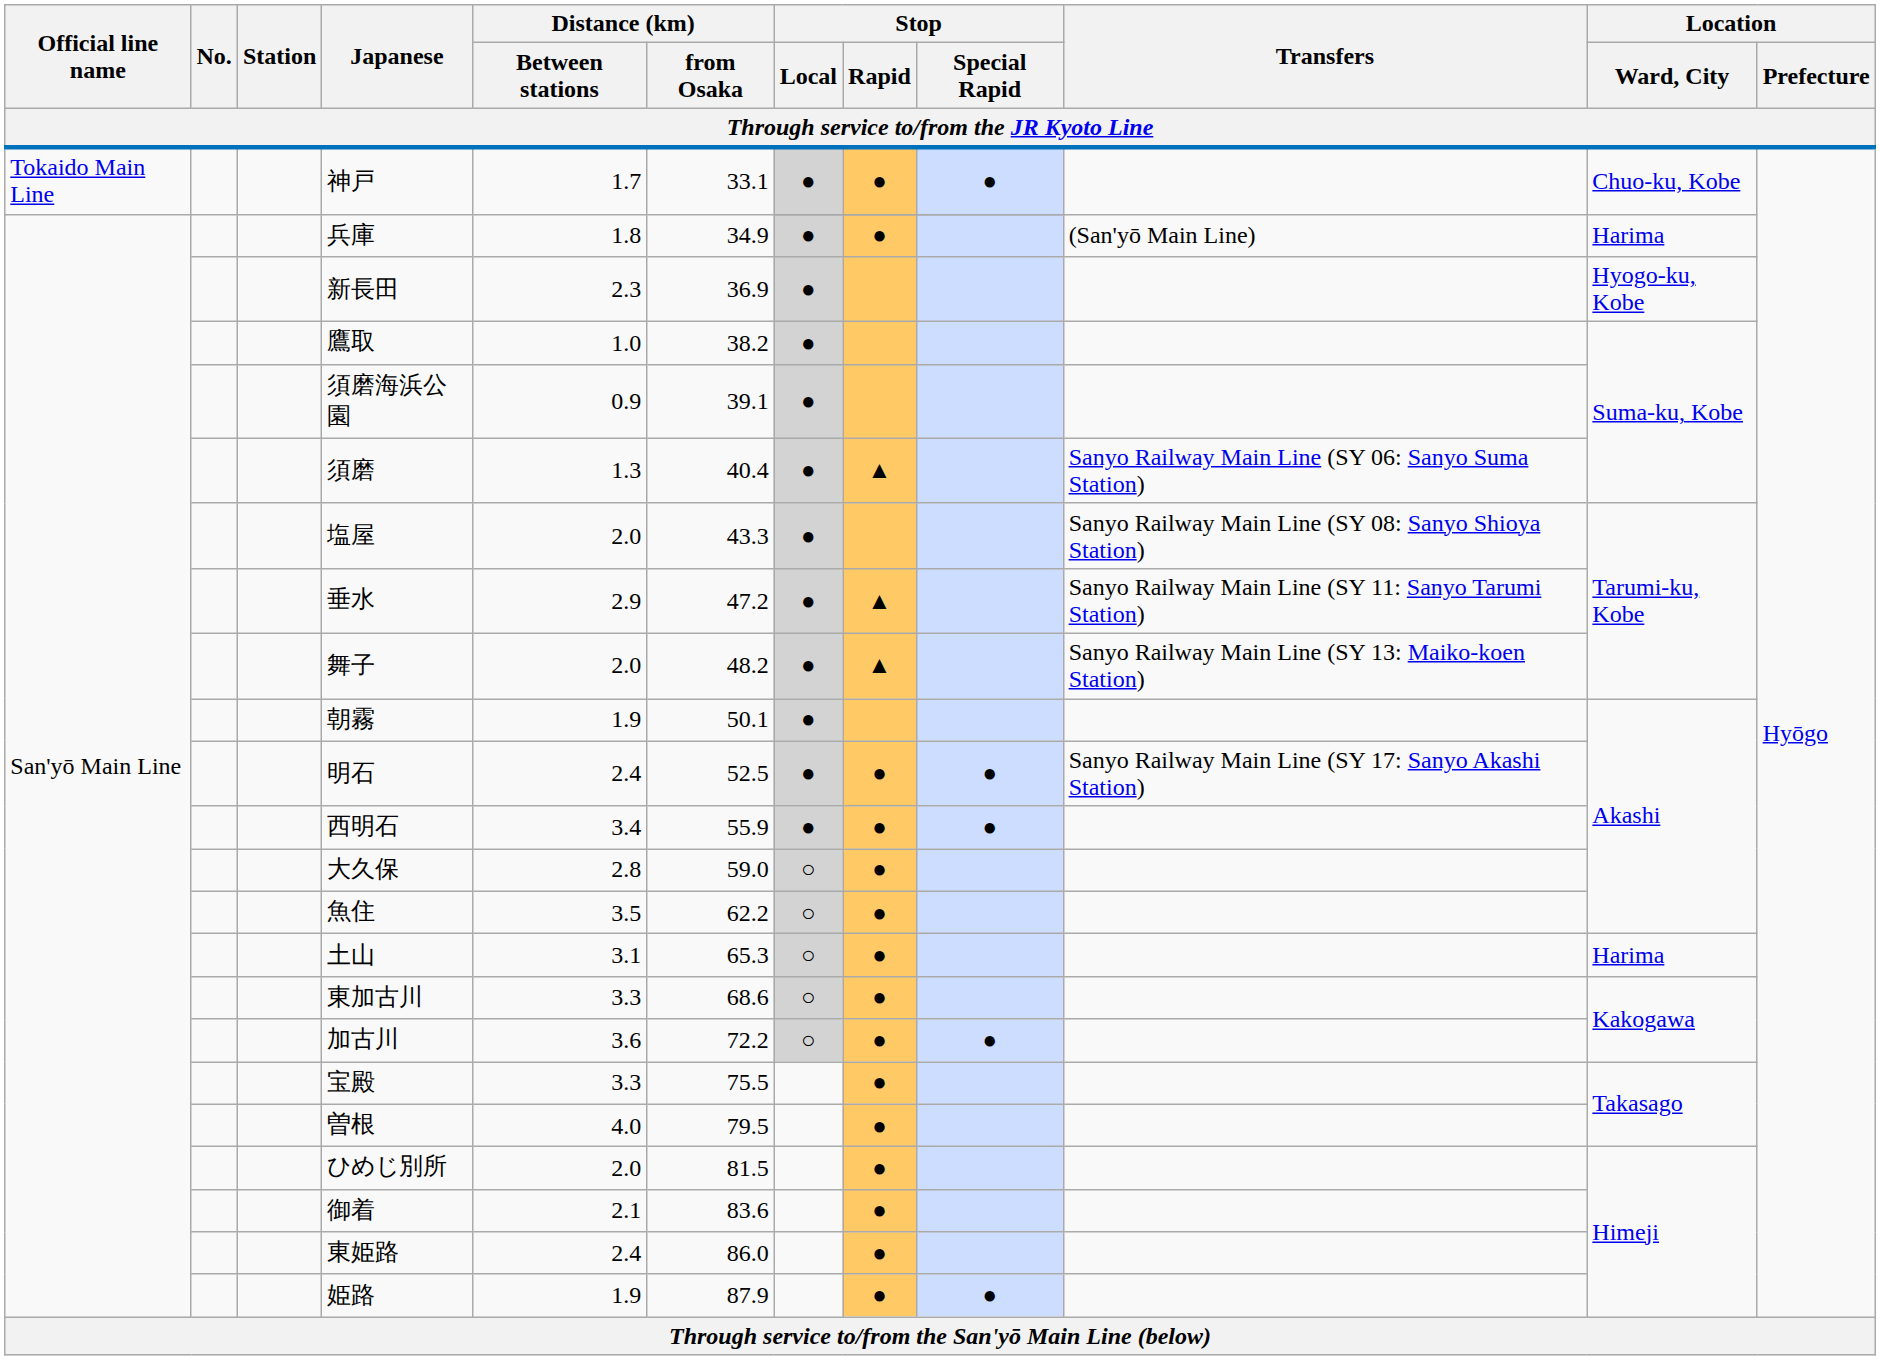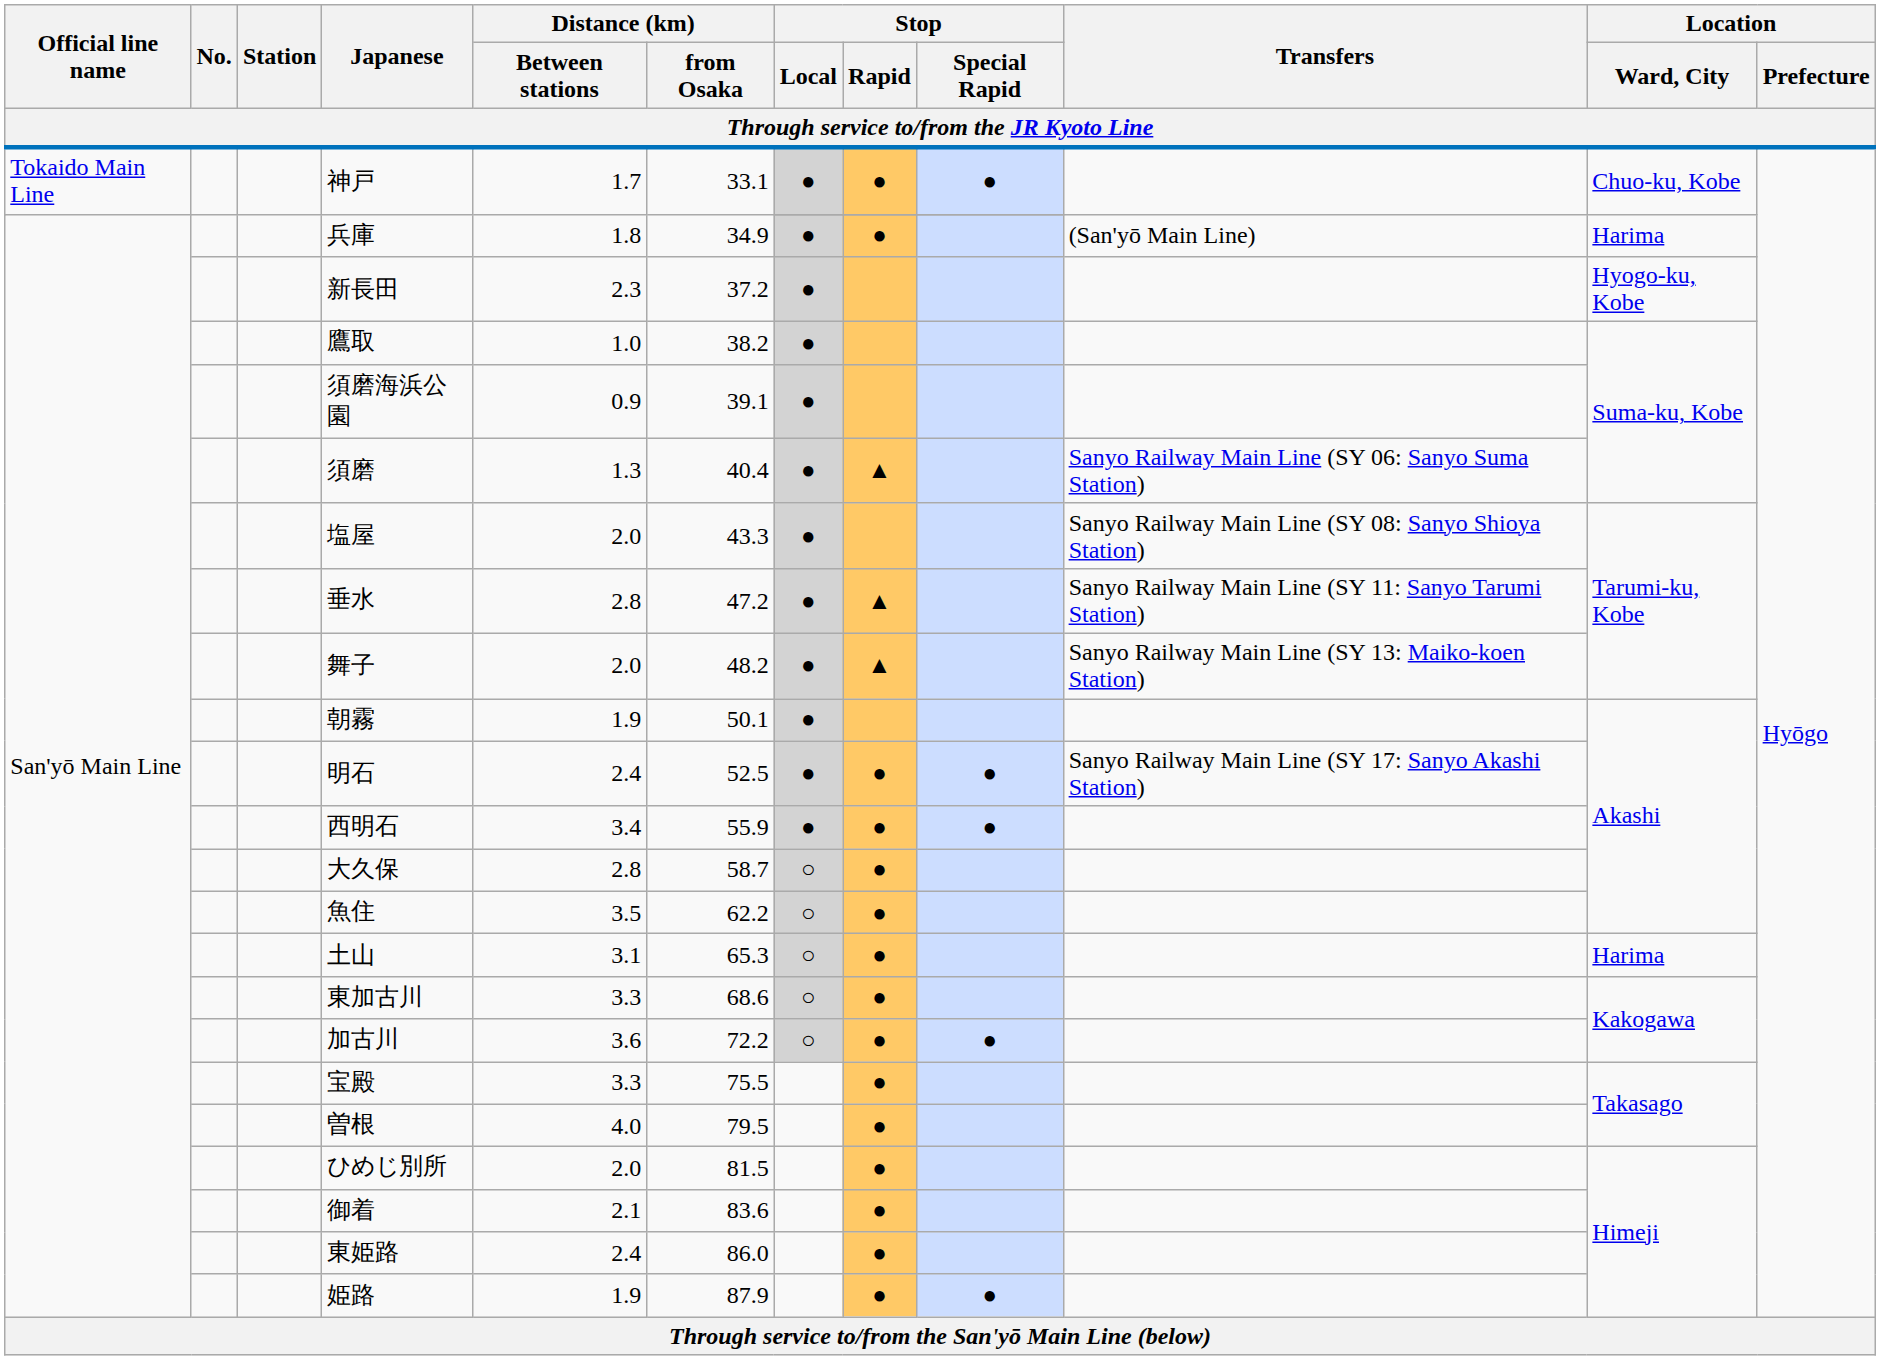(748, 288) 36.9 -> (748, 288) 37.2
(626, 600) 2.9 -> (626, 600) 2.8
(748, 869) 59.0 -> (748, 869) 58.7
